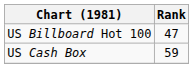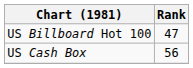(171, 53) 59 -> (171, 53) 56
